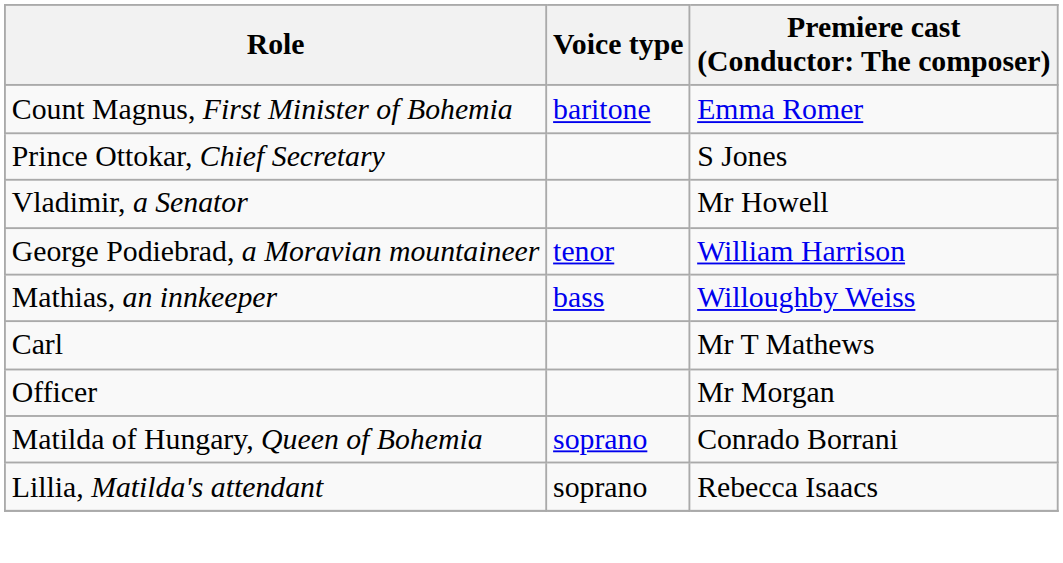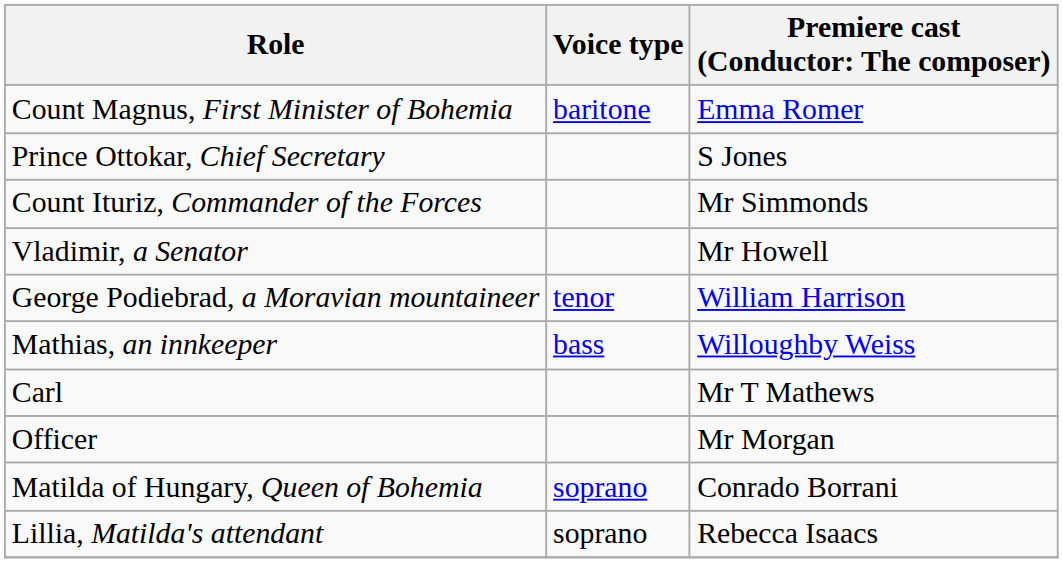+ row: (247, 203)
